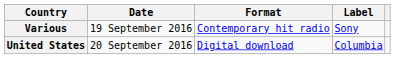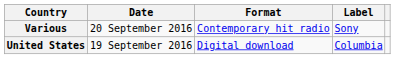(141, 29) 19 September 2016 -> (141, 29) 20 September 2016
(141, 45) 20 September 2016 -> (141, 45) 19 September 2016
